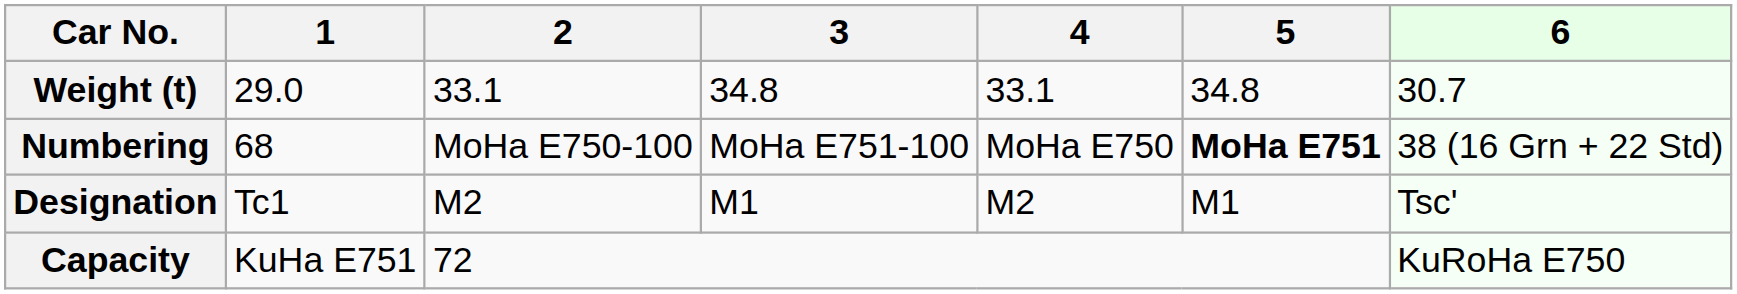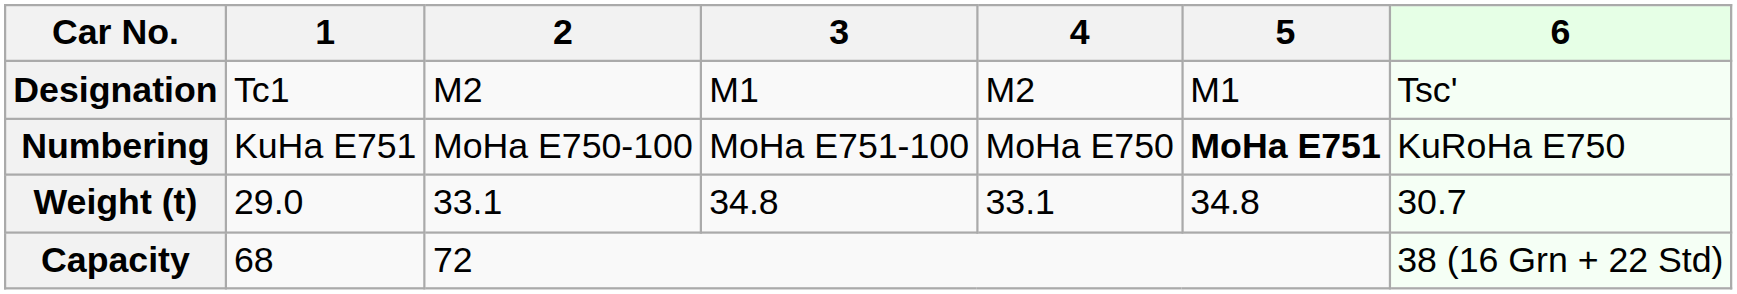rows swapped: (115, 202) <-> (115, 89)
(254, 145) 68 -> (325, 145) KuHa E751
(1560, 145) 38 (16 Grn + 22 Std) -> (1511, 145) KuRoHa E750
(325, 259) KuHa E751 -> (254, 259) 68
(1511, 259) KuRoHa E750 -> (1560, 259) 38 (16 Grn + 22 Std)
